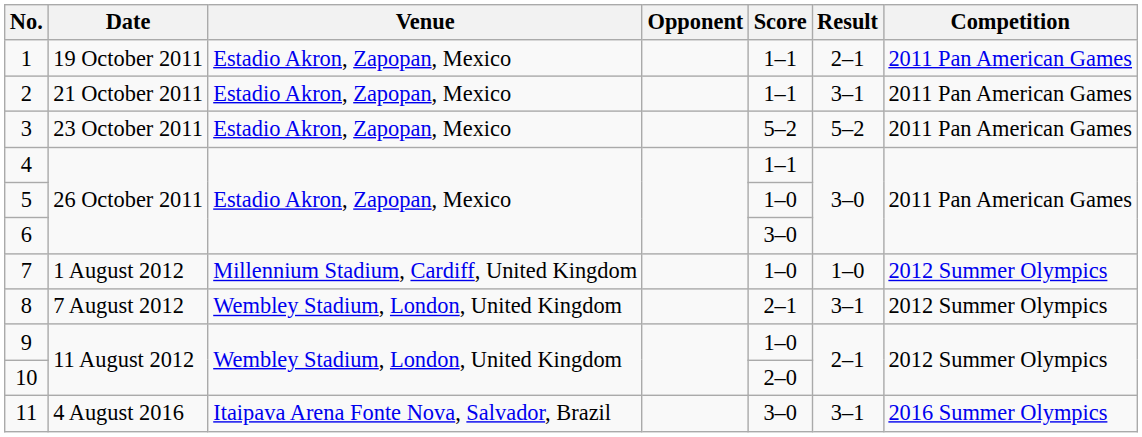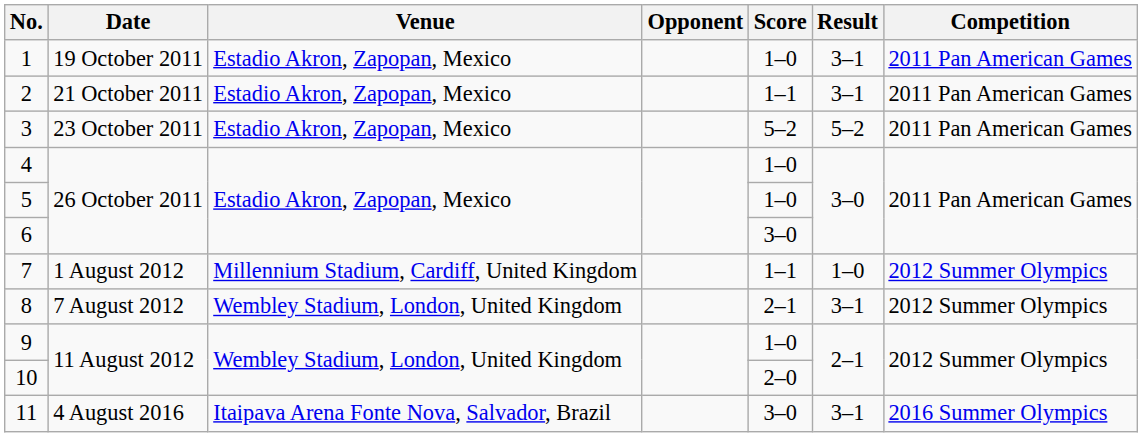(780, 57) 1–1 -> (780, 57) 1–0
(848, 57) 2–1 -> (848, 57) 3–1
(780, 164) 1–1 -> (780, 164) 1–0
(780, 270) 1–0 -> (780, 270) 1–1
